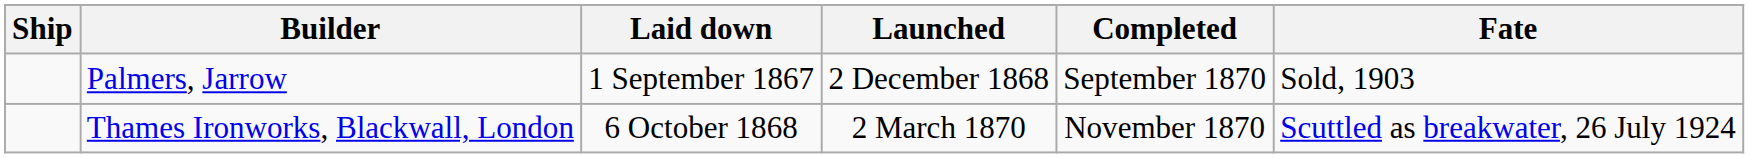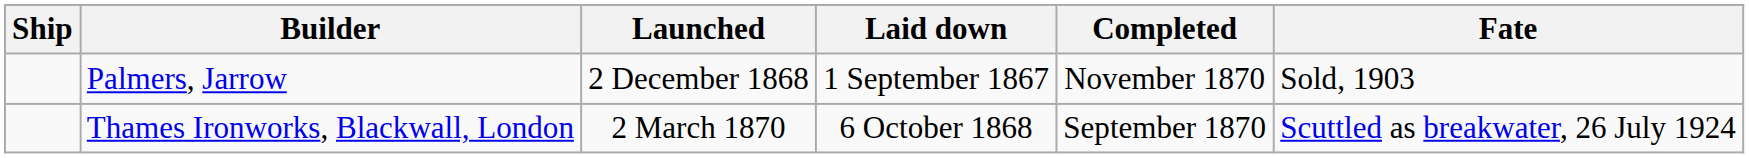columns swapped: (701, 29) <-> (939, 29)
(1165, 78) September 1870 -> (1165, 78) November 1870
(1165, 127) November 1870 -> (1165, 127) September 1870
